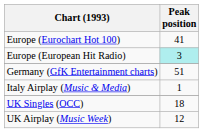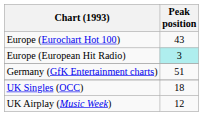(179, 39) 41 -> (179, 39) 43
- row: (69, 87)
